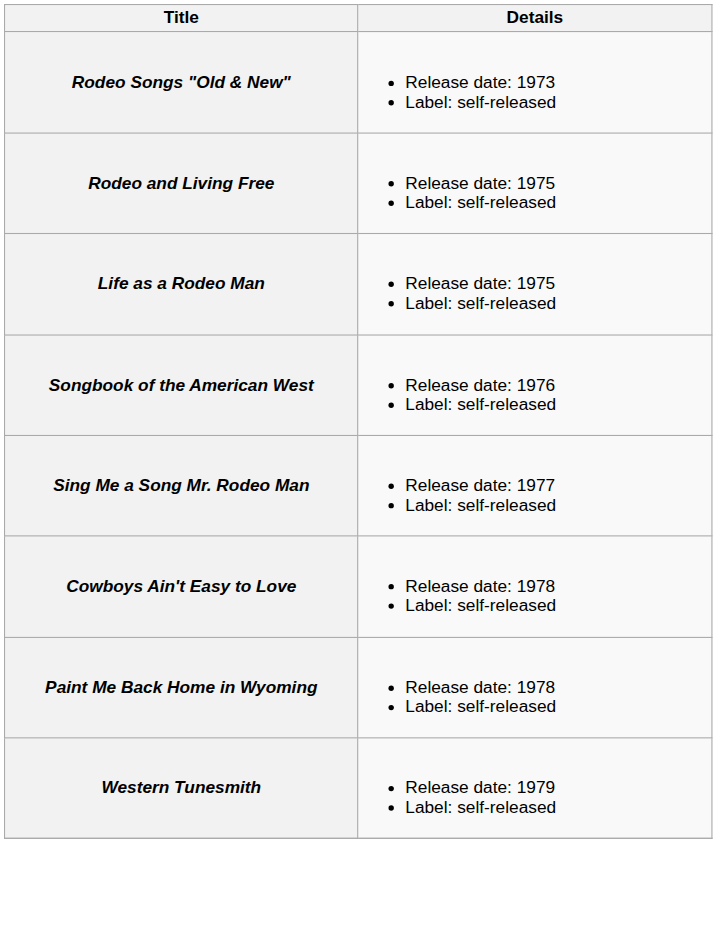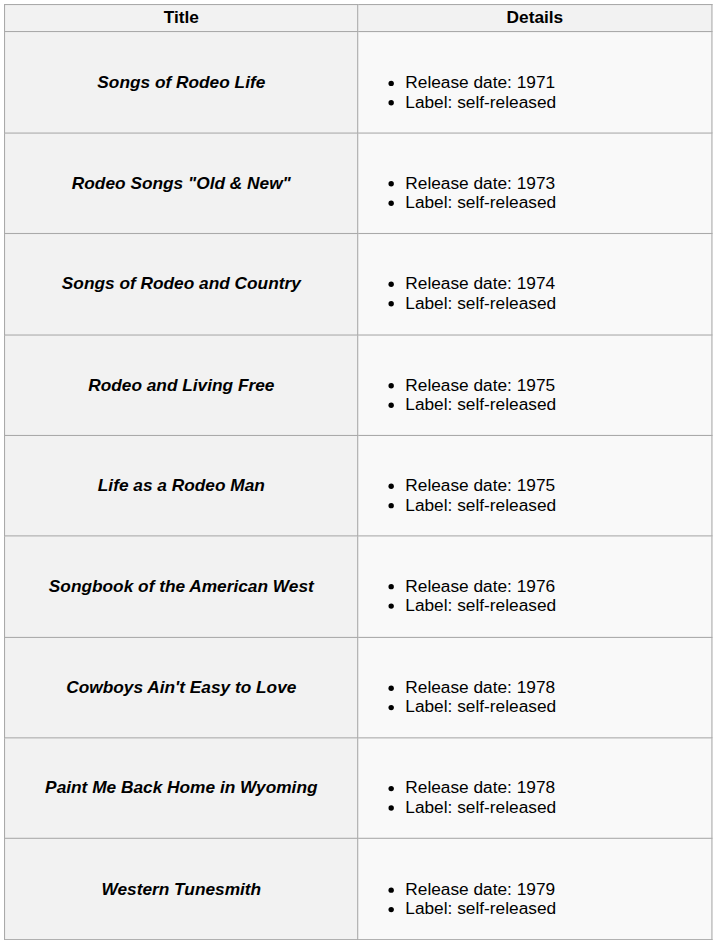+ row: (181, 82)
+ row: (181, 284)
- row: (181, 485)
